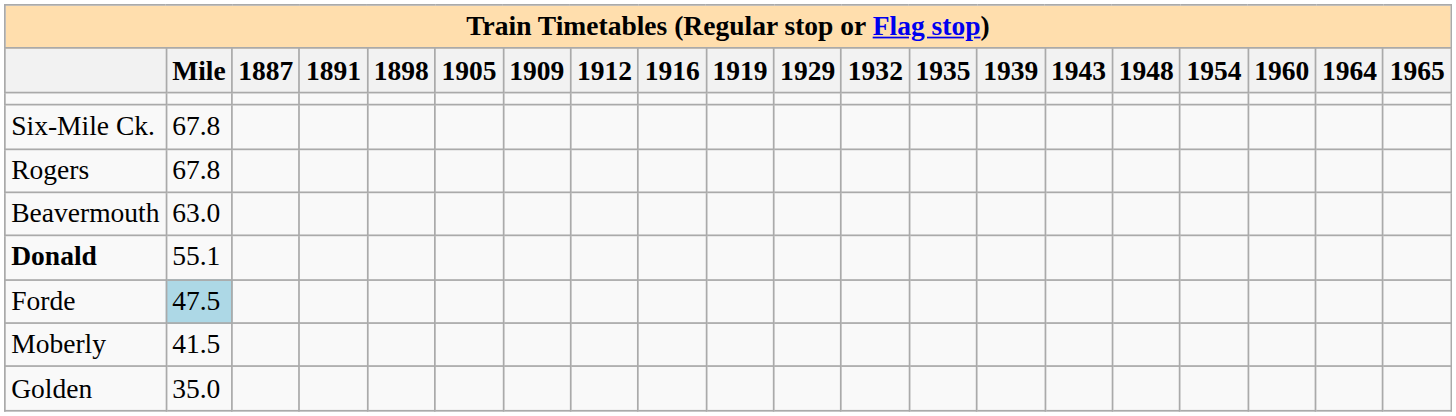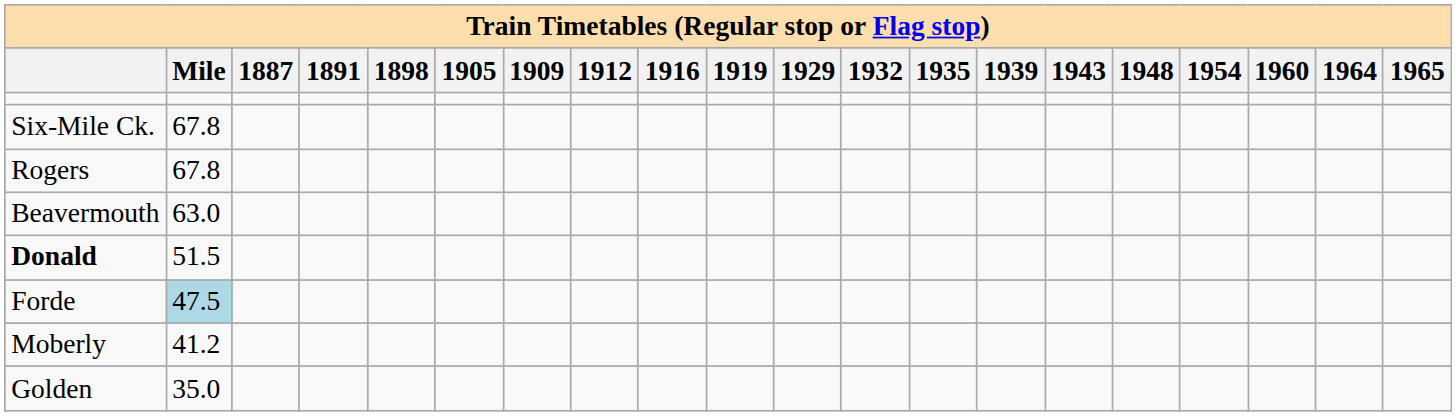(196, 257) 55.1 -> (196, 257) 51.5
(196, 344) 41.5 -> (196, 344) 41.2
